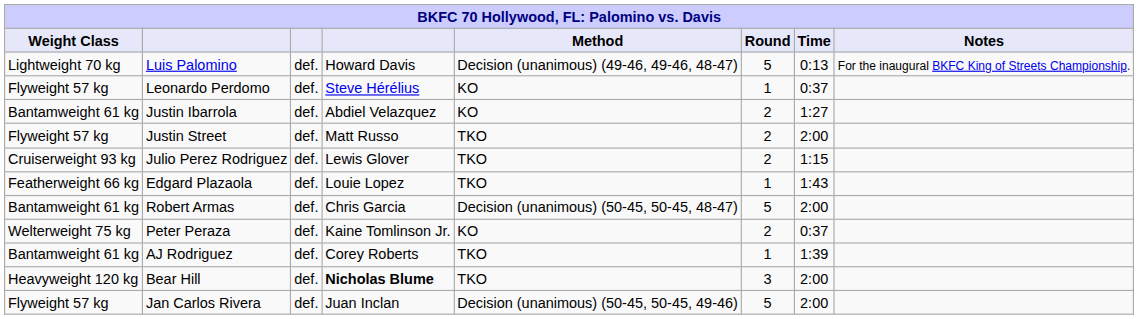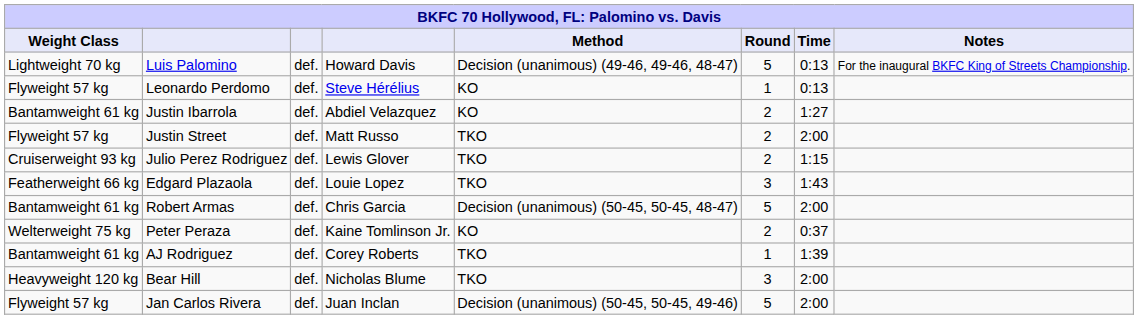(814, 88) 0:37 -> (814, 88) 0:13
(768, 183) 1 -> (768, 183) 3
(380, 278) bold -> (376, 278) normal
